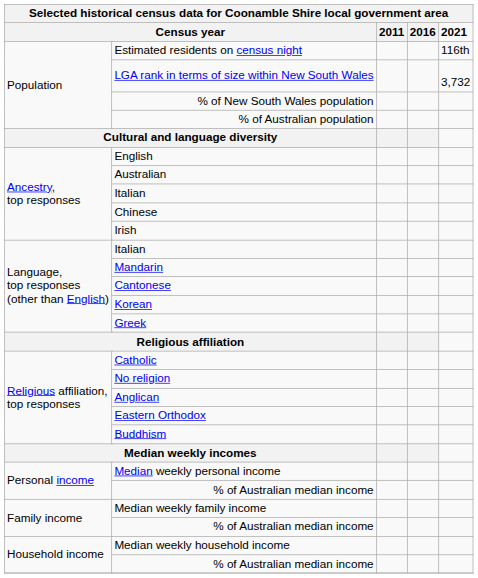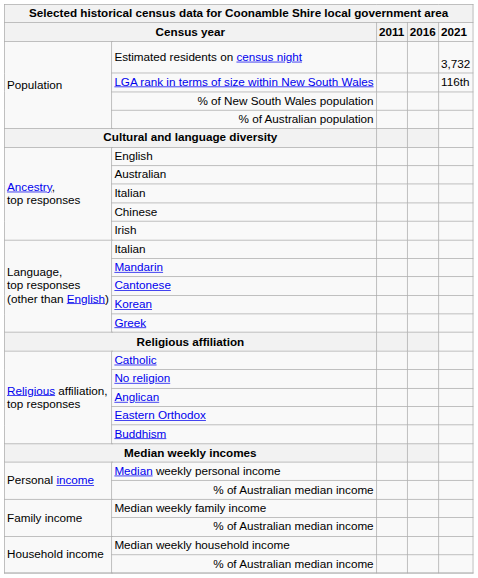(455, 50) 116th -> (456, 57) 3,732
(456, 75) 3,732 -> (455, 82) 116th
